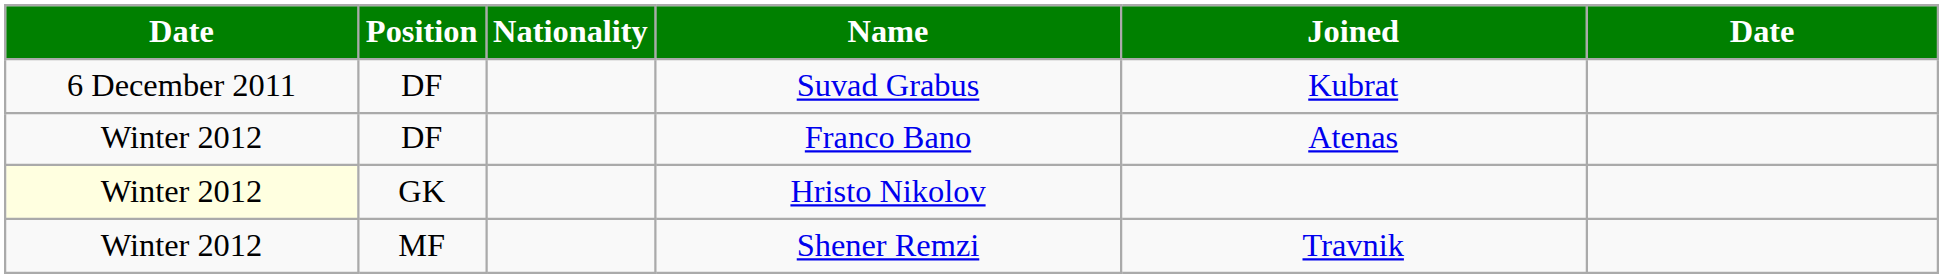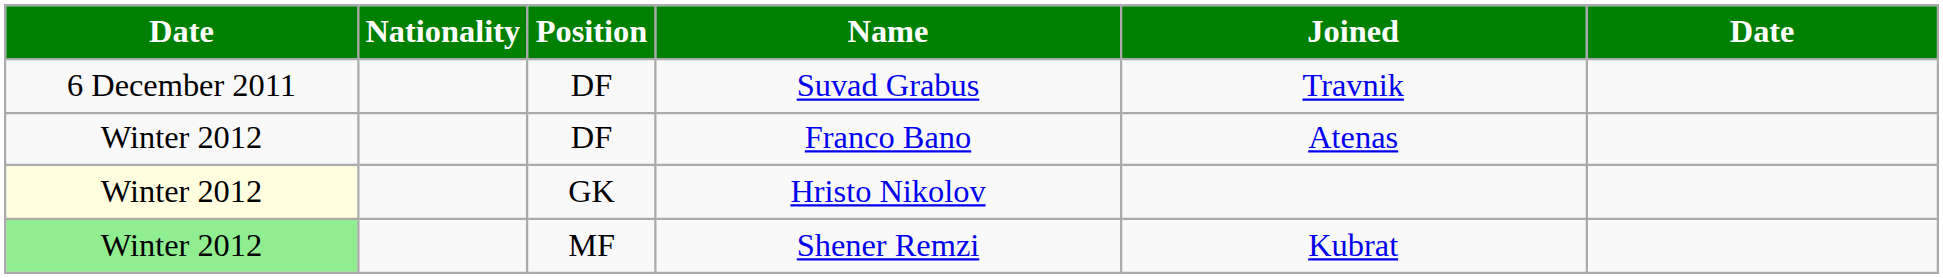columns swapped: (422, 31) <-> (570, 31)
(1353, 85) Kubrat -> (1353, 85) Travnik
(181, 245) no background -> (181, 245) lightgreen background
(1353, 245) Travnik -> (1353, 245) Kubrat
